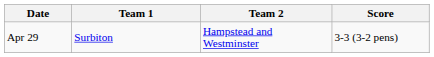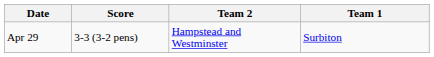columns swapped: (136, 13) <-> (381, 13)
